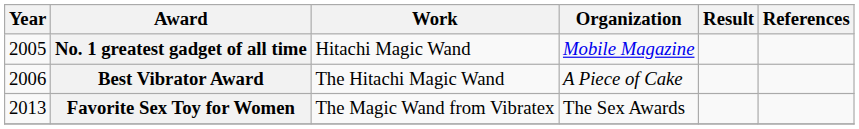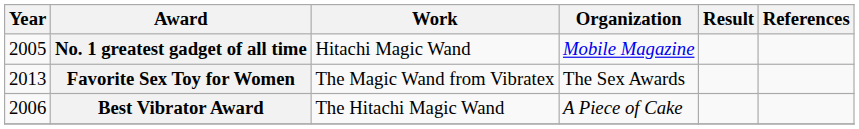rows swapped: (181, 78) <-> (181, 108)
